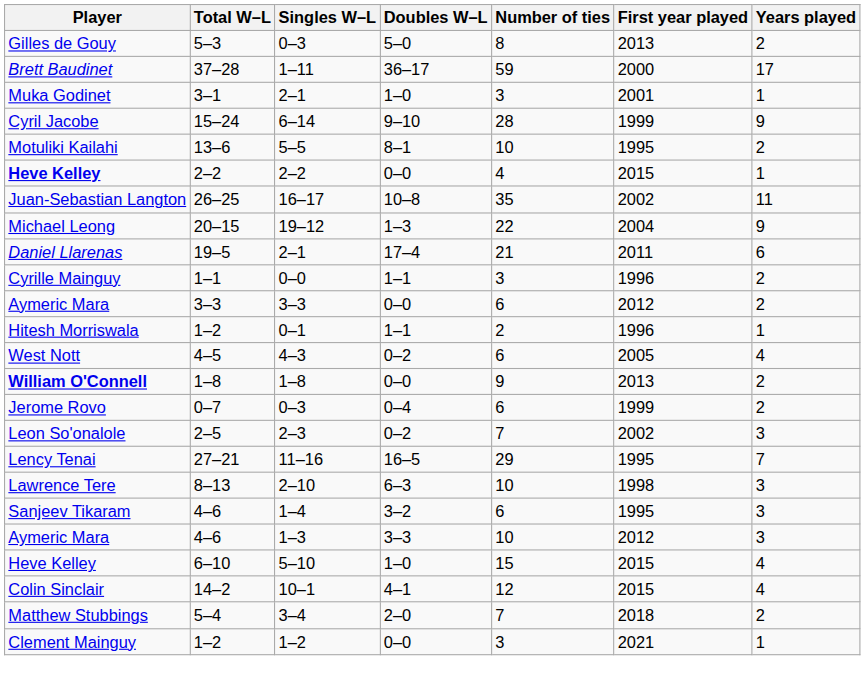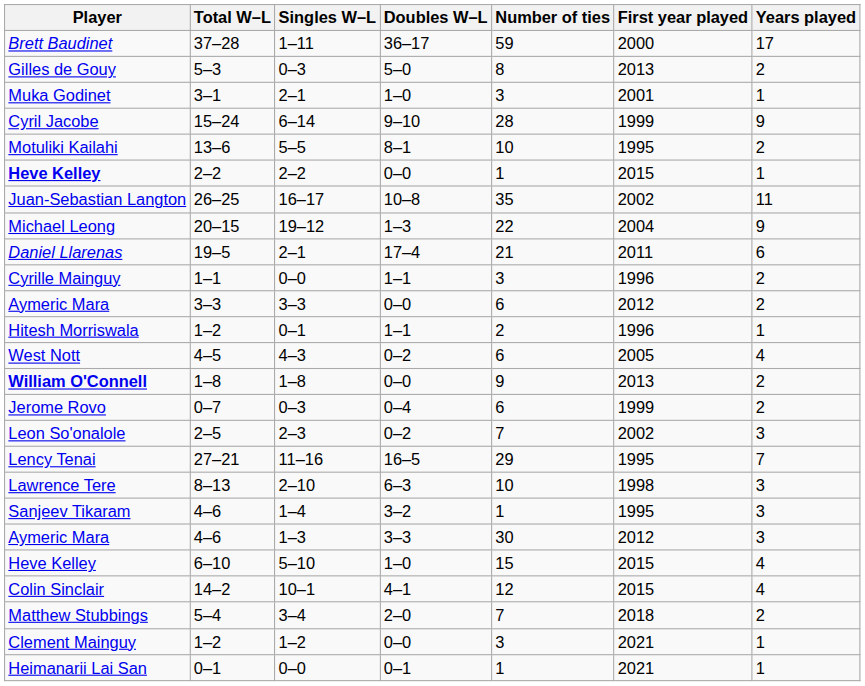rows swapped: (60, 70) <-> (62, 44)
(500, 174) 4 -> (500, 174) 1
(500, 511) 6 -> (500, 511) 1
(504, 537) 10 -> (504, 537) 30
+ row: (78, 667)
